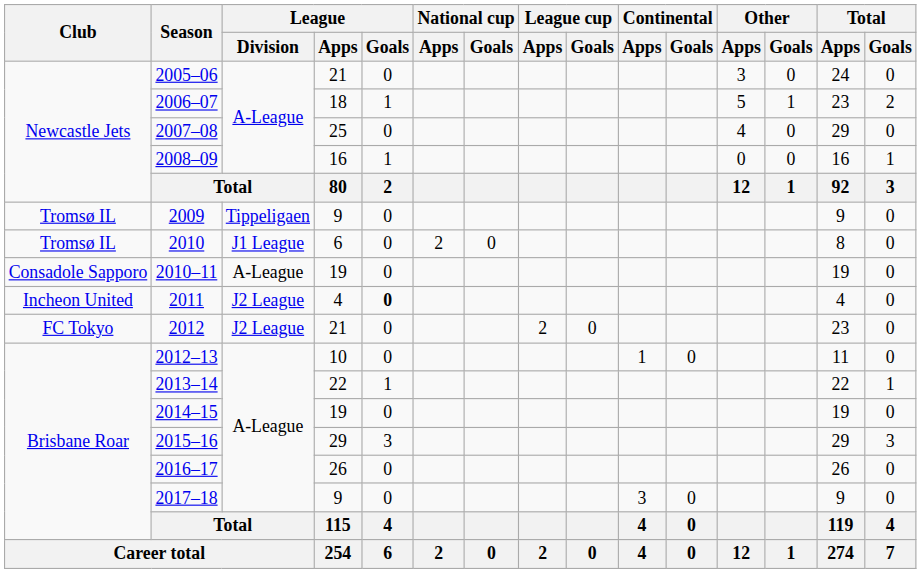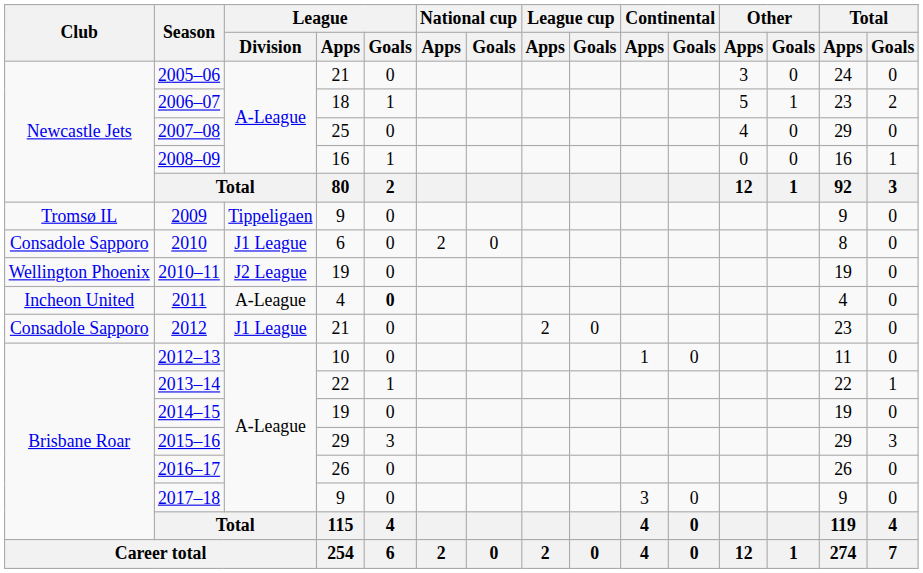(78, 243) Tromsø IL -> (79, 243) Consadole Sapporo
(78, 272) Consadole Sapporo -> (79, 272) Wellington Phoenix
(268, 272) A-League -> (270, 272) J2 League
(268, 300) J2 League -> (270, 300) A-League
(78, 328) FC Tokyo -> (79, 328) Consadole Sapporo
(268, 328) J2 League -> (270, 328) J1 League
